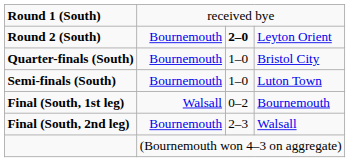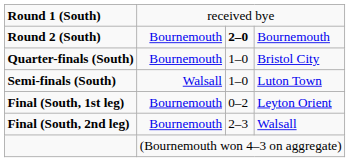(295, 37) Leyton Orient -> (294, 37) Bournemouth
(186, 81) Bournemouth -> (202, 81) Walsall
(202, 102) Walsall -> (186, 102) Bournemouth
(294, 102) Bournemouth -> (295, 102) Leyton Orient
